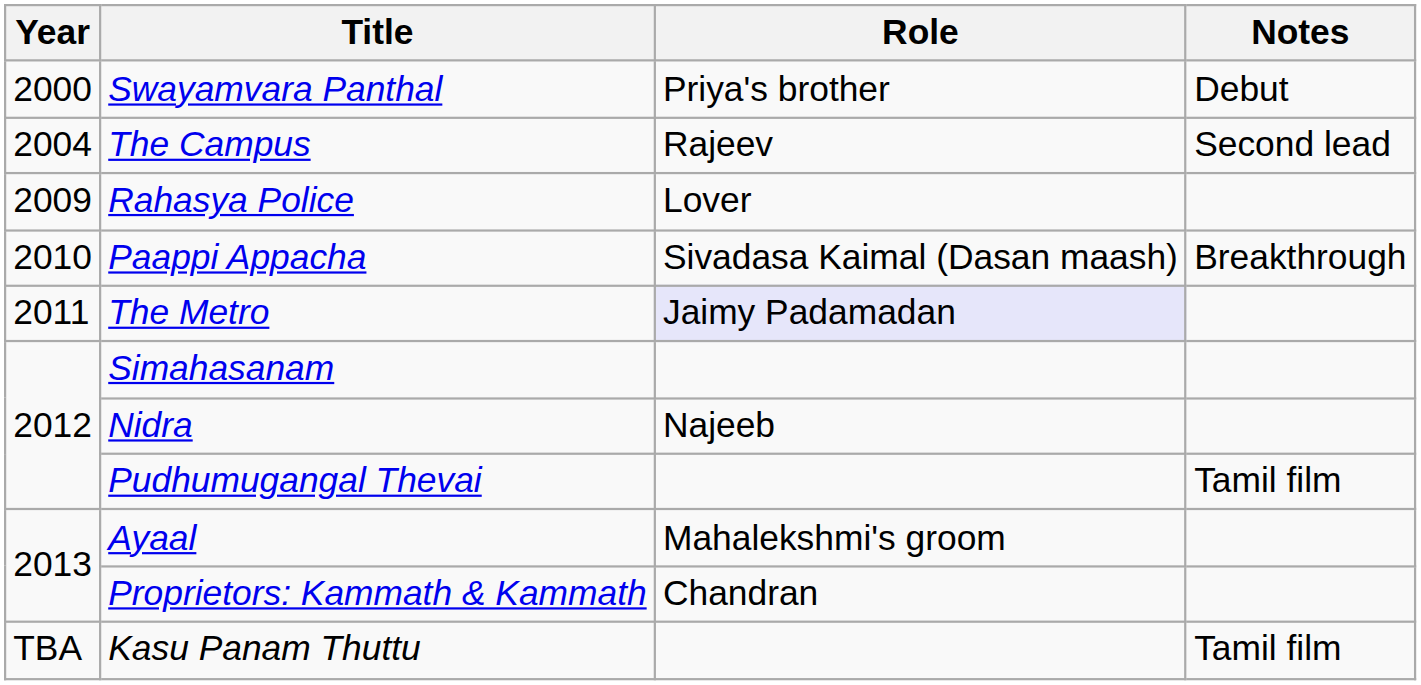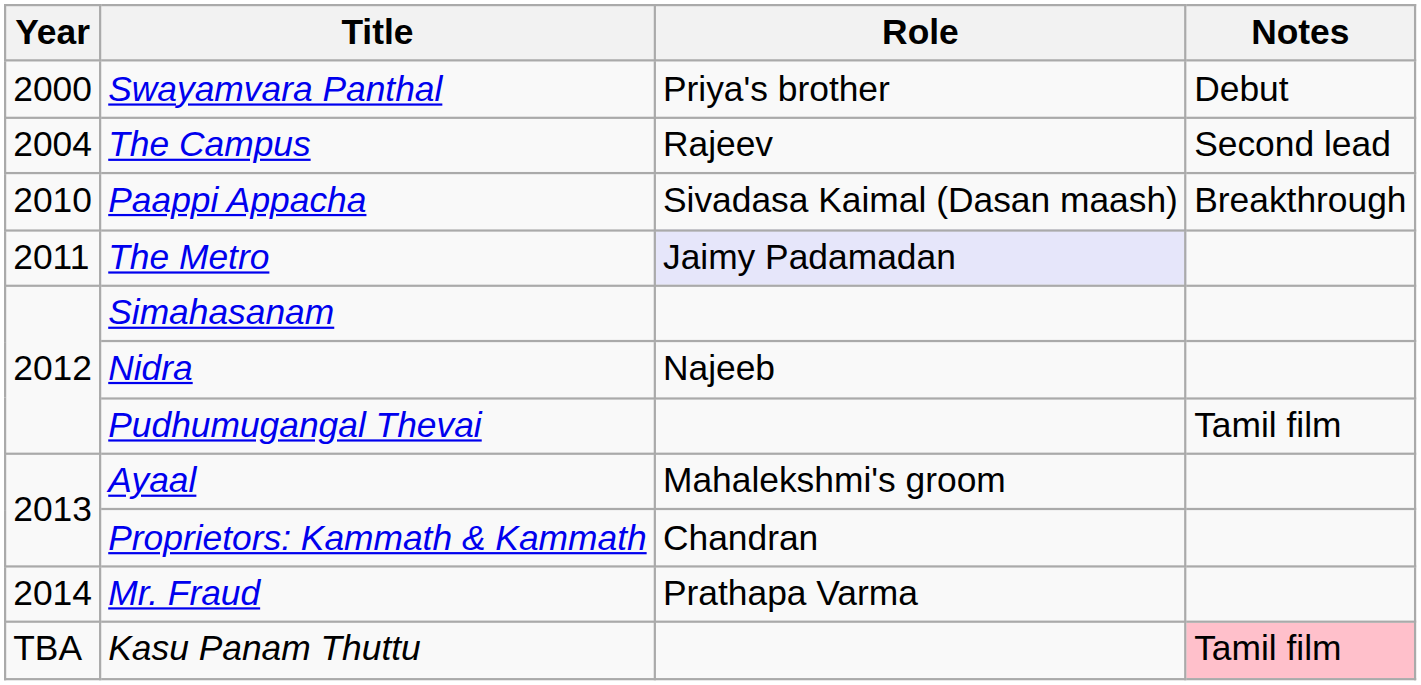- row: (231, 200)
+ row: (184, 593)
(1268, 649) no background -> (1268, 649) pink background
